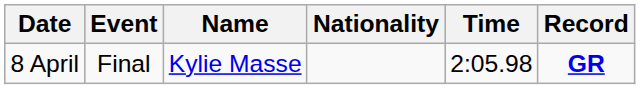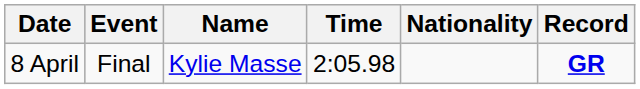columns swapped: (376, 24) <-> (491, 24)
